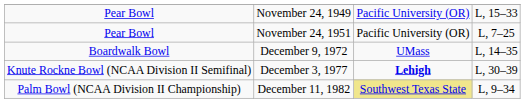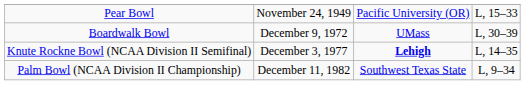- row: (304, 32)
(496, 51) L, 14–35 -> (496, 32) L, 30–39
(496, 70) L, 30–39 -> (496, 51) L, 14–35
(413, 88) khaki background -> (413, 70) no background
